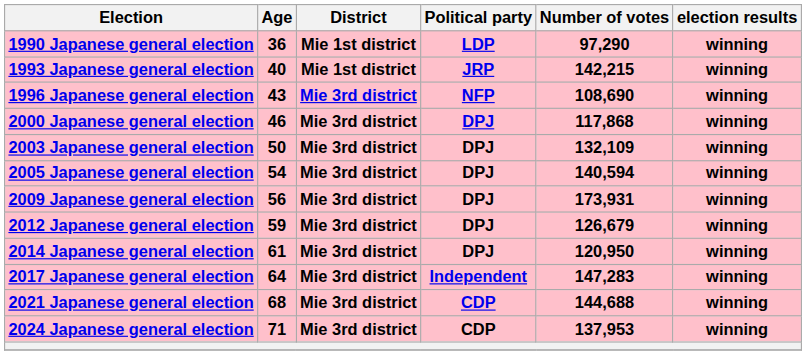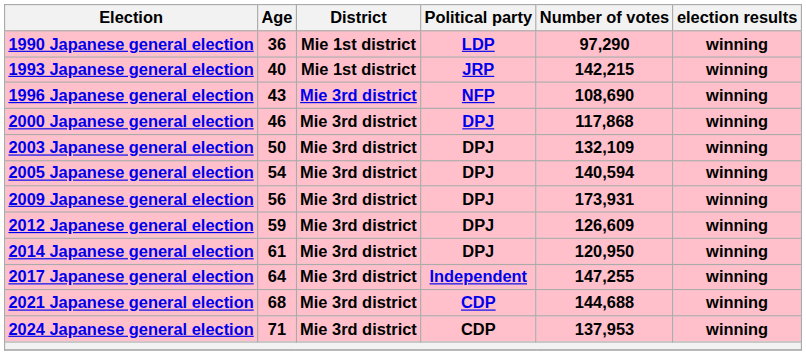(604, 225) 126,679 -> (604, 225) 126,609
(604, 277) 147,283 -> (604, 277) 147,255
